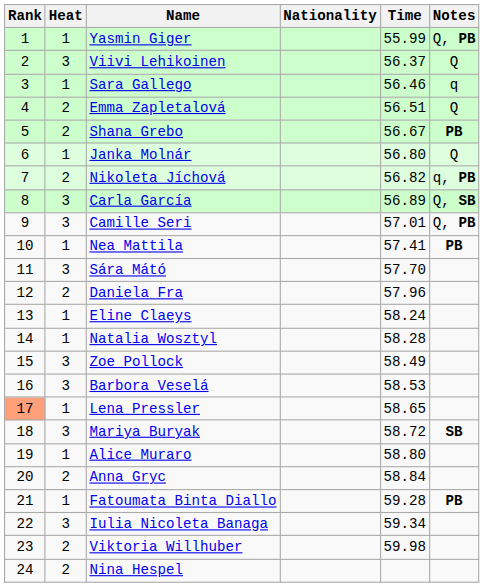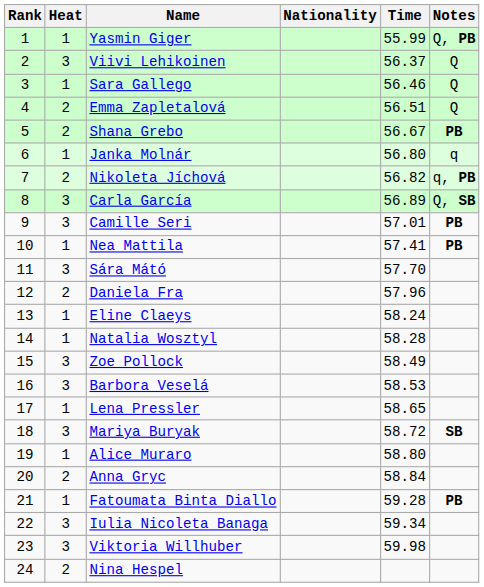(454, 85) q -> (454, 85) Q
(454, 155) Q -> (454, 155) q
(454, 224) Q, PB -> (454, 224) PB
(25, 409) lightsalmon background -> (25, 409) no background
(66, 547) 2 -> (66, 547) 3
